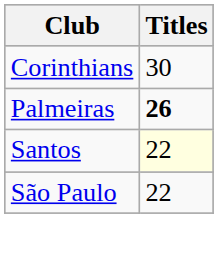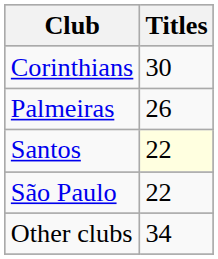(159, 108) bold -> (159, 108) normal
+ row: (72, 233)
